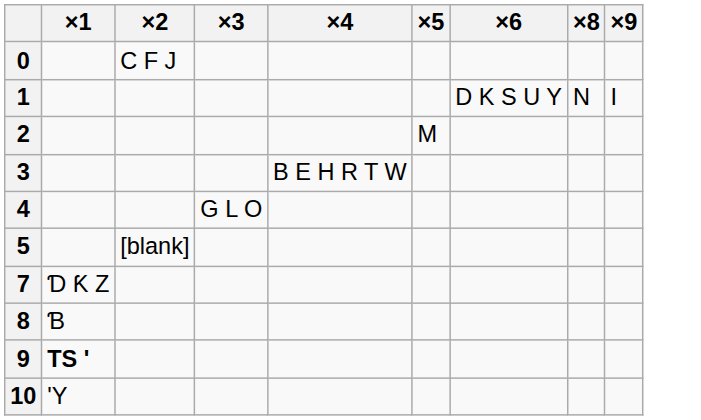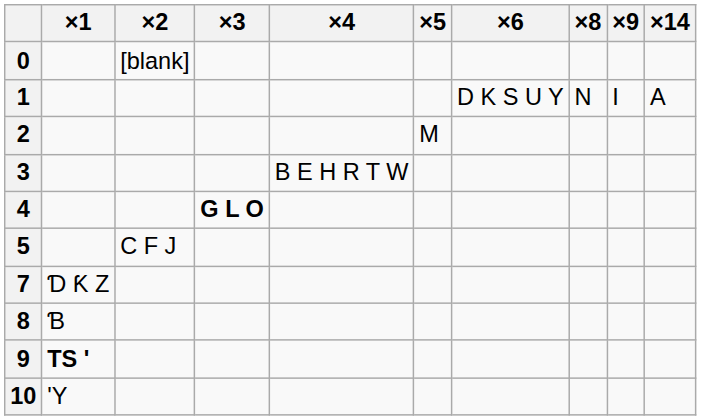+ column: (670, 23)
(148, 60) C F J -> (155, 60) [blank]
(231, 209) normal -> (232, 209) bold
(155, 246) [blank] -> (148, 246) C F J
